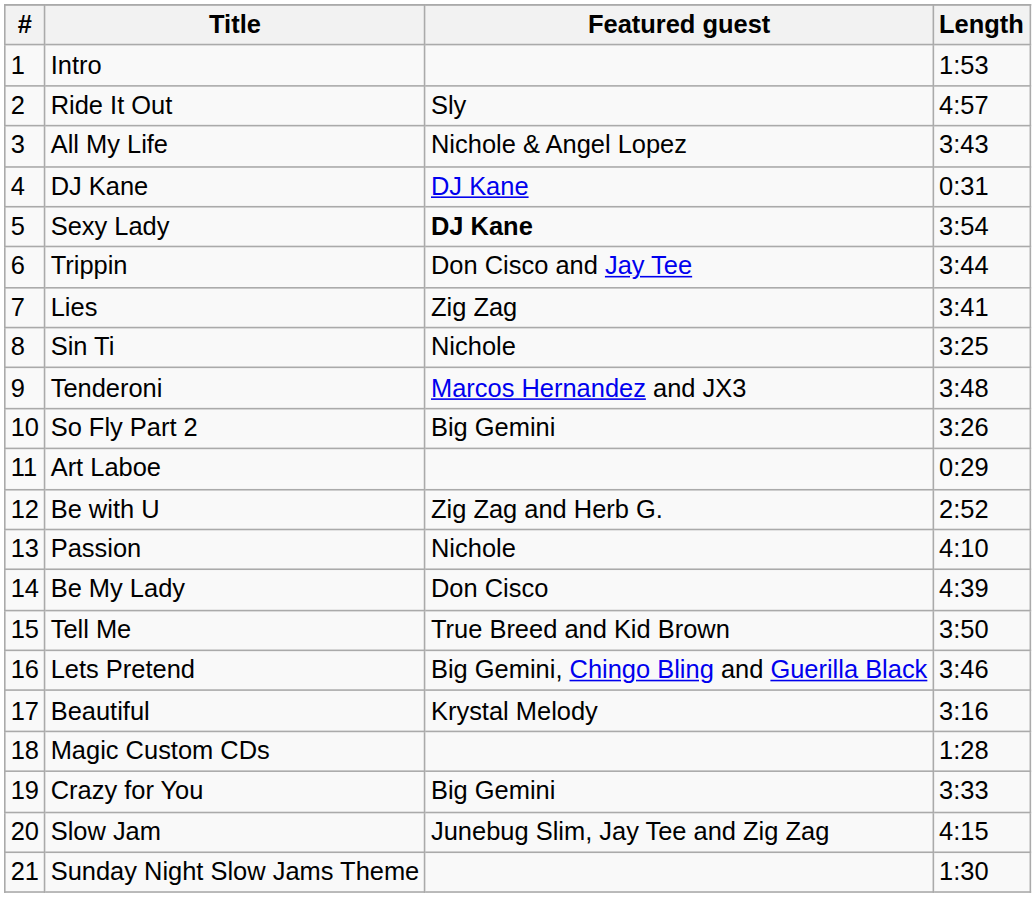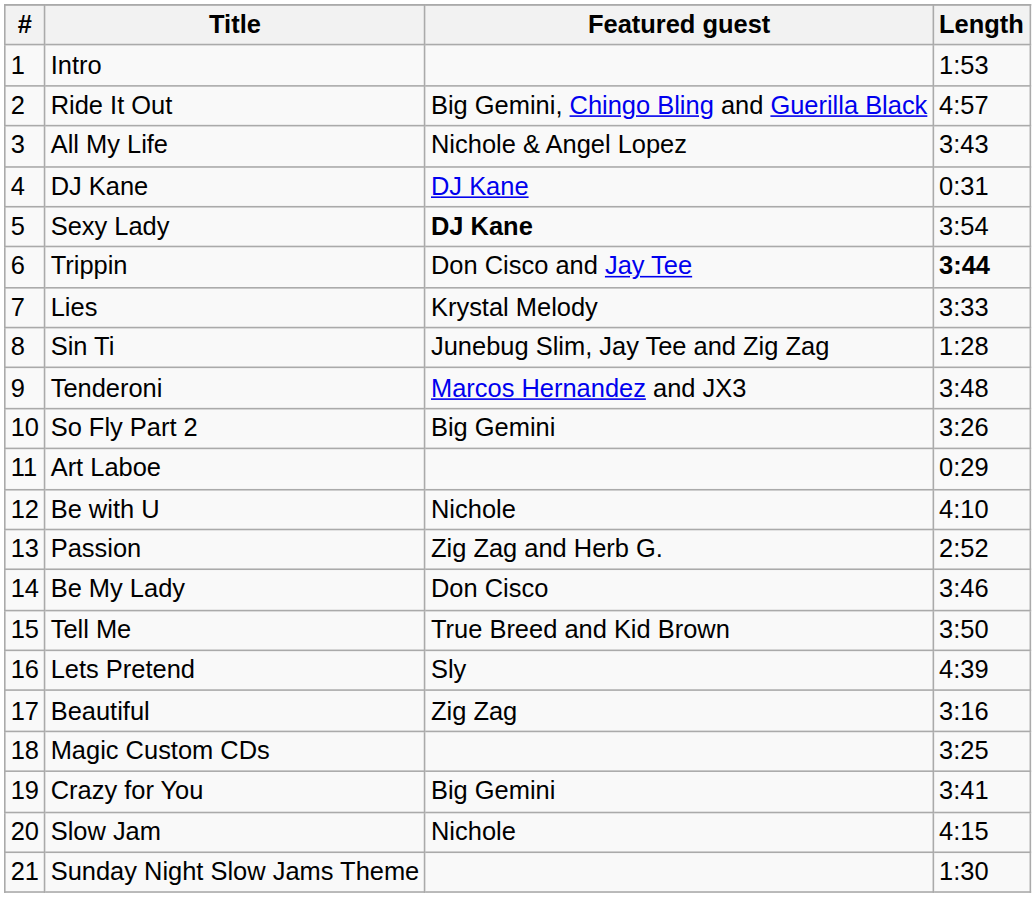(449, 105) Sly -> (679, 105) Big Gemini, Chingo Bling and Guerilla Black
(964, 266) normal -> (965, 266) bold
(474, 307) Zig Zag -> (514, 307) Krystal Melody
(964, 307) 3:41 -> (964, 307) 3:33
(473, 347) Nichole -> (630, 347) Junebug Slim, Jay Tee and Zig Zag
(964, 347) 3:25 -> (964, 347) 1:28
(547, 508) Zig Zag and Herb G. -> (473, 508) Nichole
(964, 508) 2:52 -> (964, 508) 4:10
(473, 549) Nichole -> (547, 549) Zig Zag and Herb G.
(964, 549) 4:10 -> (964, 549) 2:52
(964, 589) 4:39 -> (964, 589) 3:46
(679, 670) Big Gemini, Chingo Bling and Guerilla Black -> (449, 670) Sly
(964, 670) 3:46 -> (964, 670) 4:39
(514, 710) Krystal Melody -> (474, 710) Zig Zag
(964, 750) 1:28 -> (964, 750) 3:25
(964, 791) 3:33 -> (964, 791) 3:41
(630, 831) Junebug Slim, Jay Tee and Zig Zag -> (473, 831) Nichole
